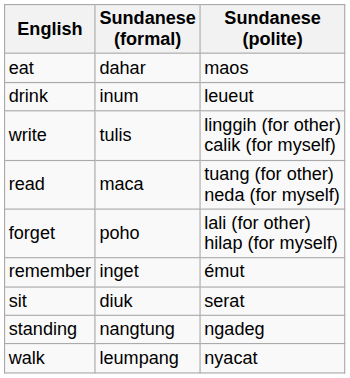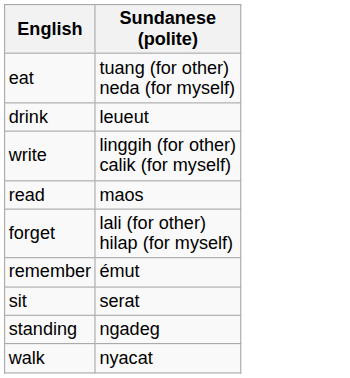- column: (148, 29)
(226, 67) maos -> (167, 78) tuang (for other) neda (for myself)
(272, 184) tuang (for other) neda (for myself) -> (122, 194) maos
